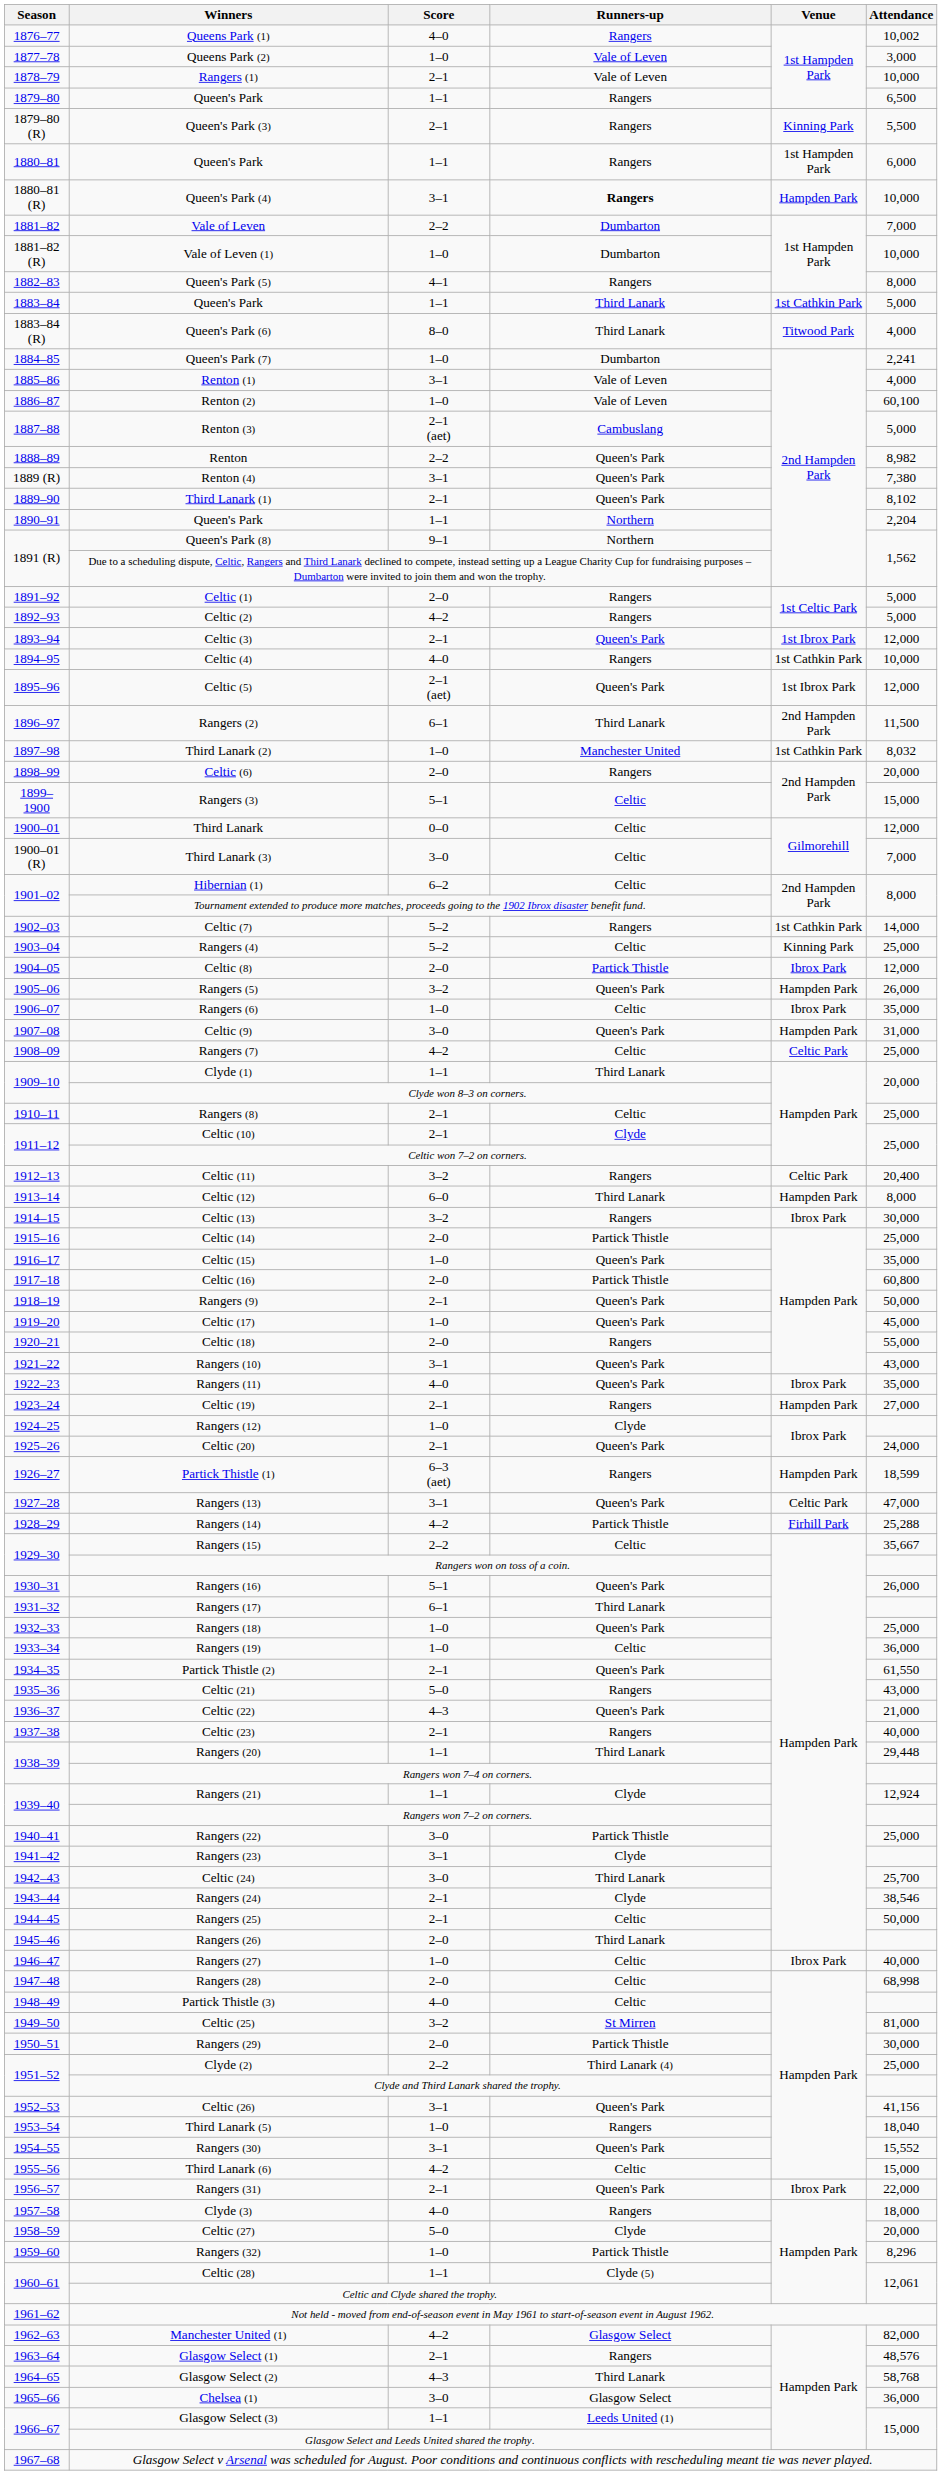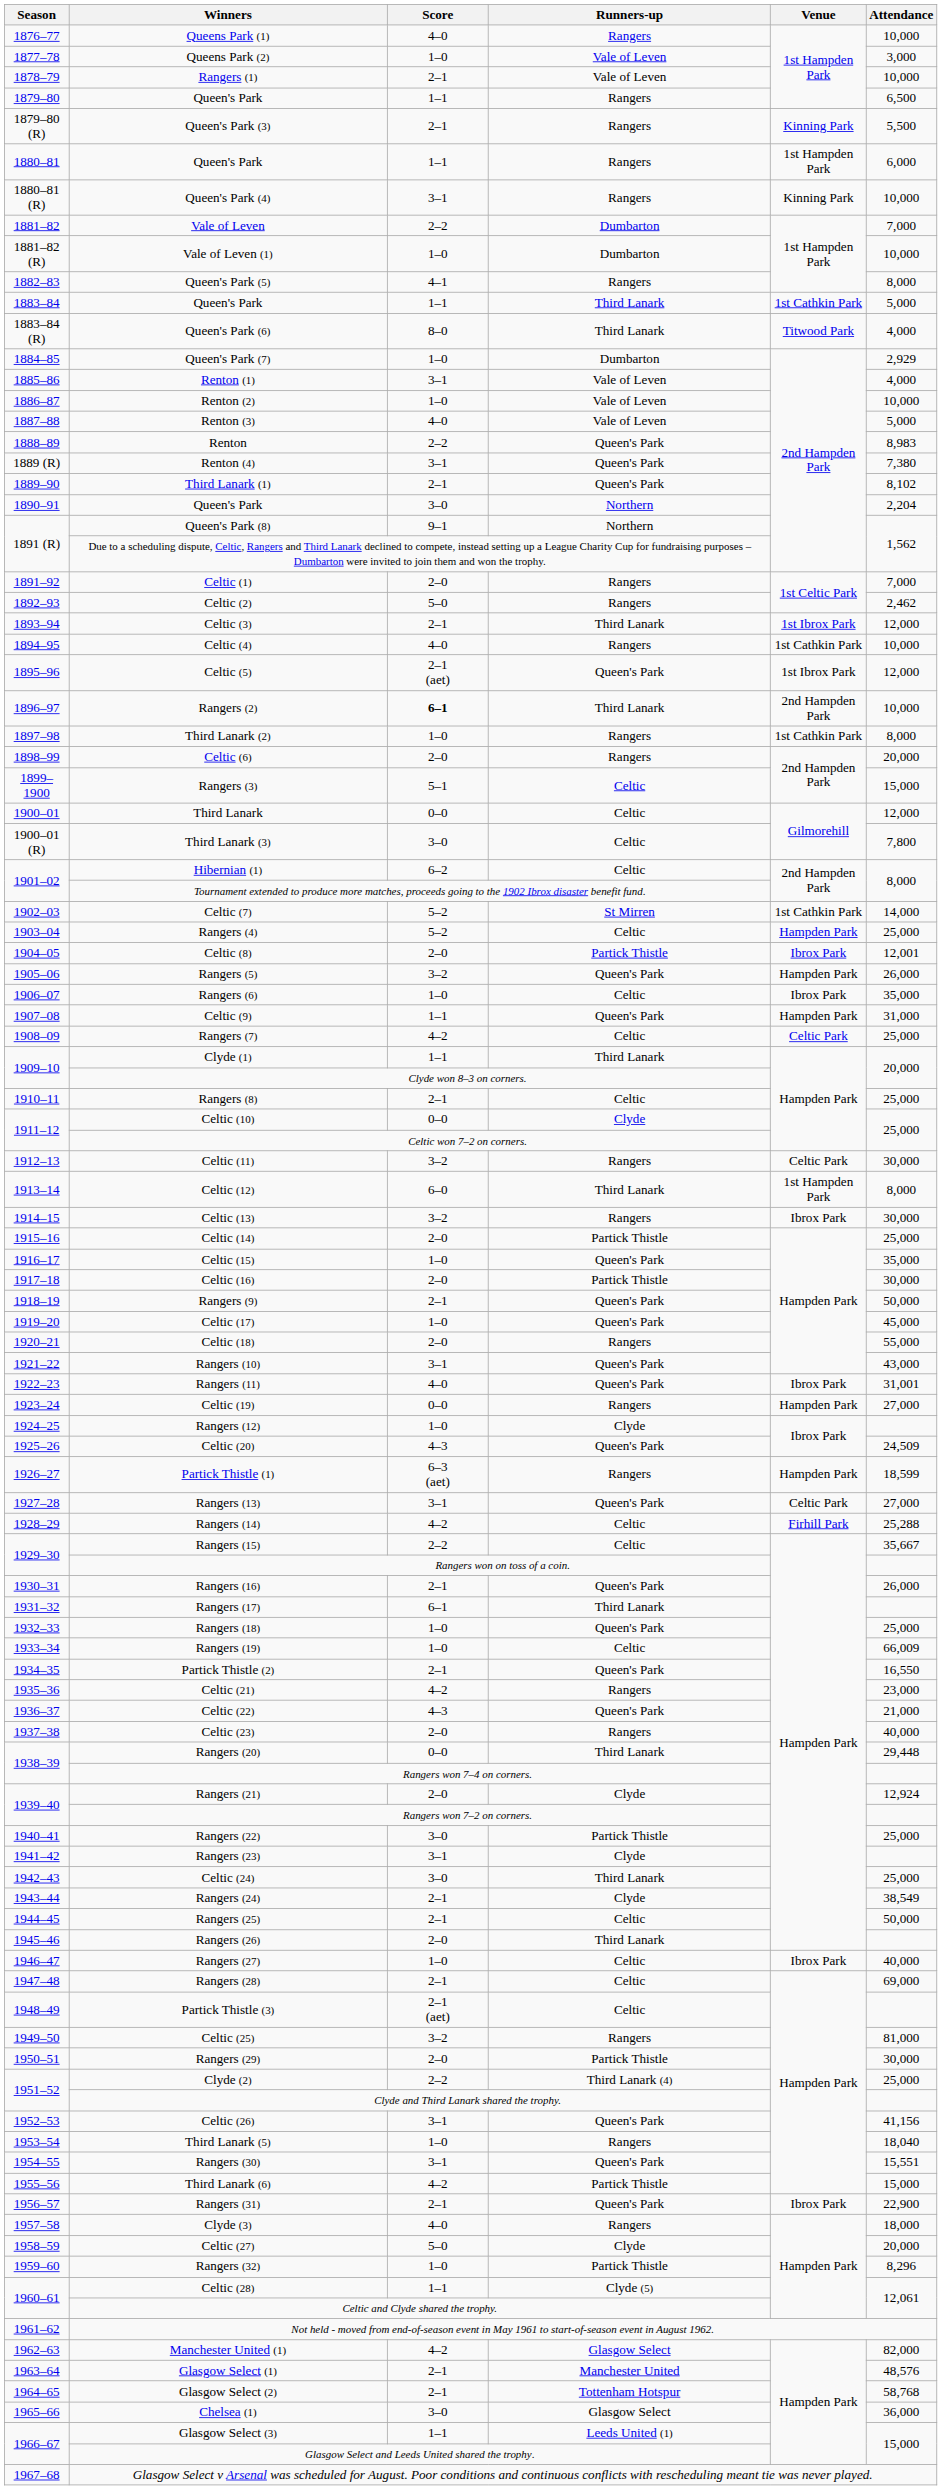(901, 35) 10,002 -> (901, 35) 10,000
(630, 197) bold -> (630, 197) normal
(818, 197) Hampden Park -> (818, 197) Kinning Park
(901, 359) 2,241 -> (901, 359) 2,929
(901, 400) 60,100 -> (901, 400) 10,000
(439, 429) 2–1 (aet) -> (438, 421) 4–0
(630, 429) Cambuslang -> (630, 421) Vale of Leven
(901, 457) 8,982 -> (901, 442) 8,983
(439, 519) 1–1 -> (438, 504) 3–0
(901, 596) 5,000 -> (901, 582) 7,000
(439, 617) 4–2 -> (438, 602) 5–0
(901, 617) 5,000 -> (901, 602) 2,462
(630, 638) Queen's Park -> (630, 623) Third Lanark
(439, 722) normal -> (438, 708) bold
(901, 722) 11,500 -> (901, 708) 10,000
(630, 751) Manchester United -> (630, 736) Rangers
(901, 751) 8,032 -> (901, 736) 8,000
(901, 856) 7,000 -> (901, 841) 7,800
(630, 926) Rangers -> (630, 911) St Mirren
(818, 947) Kinning Park -> (818, 932) Hampden Park
(901, 967) 12,000 -> (901, 953) 12,001
(439, 1030) 3–0 -> (438, 1015) 1–1
(439, 1134) 2–1 -> (438, 1119) 0–0
(901, 1176) 20,400 -> (901, 1161) 30,000
(818, 1196) Hampden Park -> (818, 1189) 1st Hampden Park
(901, 1280) 60,800 -> (901, 1280) 30,000
(901, 1384) 35,000 -> (901, 1384) 31,001
(439, 1404) 2–1 -> (438, 1404) 0–0
(439, 1446) 2–1 -> (438, 1446) 4–3
(901, 1446) 24,000 -> (901, 1446) 24,509
(901, 1502) 47,000 -> (901, 1502) 27,000
(630, 1523) Partick Thistle -> (630, 1523) Celtic
(439, 1586) 5–1 -> (438, 1586) 2–1
(901, 1648) 36,000 -> (901, 1648) 66,009
(901, 1669) 61,550 -> (901, 1669) 16,550
(439, 1690) 5–0 -> (438, 1690) 4–2
(901, 1690) 43,000 -> (901, 1690) 23,000
(439, 1731) 2–1 -> (438, 1731) 2–0
(439, 1752) 1–1 -> (438, 1752) 0–0
(439, 1794) 1–1 -> (438, 1794) 2–0
(901, 1877) 25,700 -> (901, 1877) 25,000
(901, 1898) 38,546 -> (901, 1898) 38,549
(439, 1981) 2–0 -> (438, 1981) 2–1
(901, 1981) 68,998 -> (901, 1981) 69,000
(439, 2002) 4–0 -> (438, 2009) 2–1 (aet)
(630, 2023) St Mirren -> (630, 2037) Rangers
(901, 2147) 15,552 -> (901, 2162) 15,551
(630, 2168) Celtic -> (630, 2183) Partick Thistle
(901, 2189) 22,000 -> (901, 2204) 22,900
(630, 2356) Rangers -> (630, 2370) Manchester United
(439, 2376) 4–3 -> (438, 2391) 2–1
(630, 2376) Third Lanark -> (630, 2391) Tottenham Hotspur
